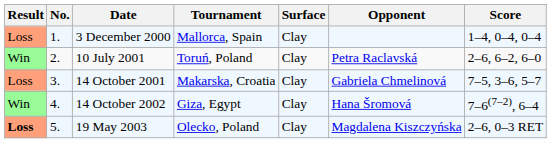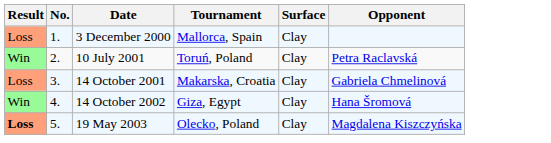- column: (505, 14)
